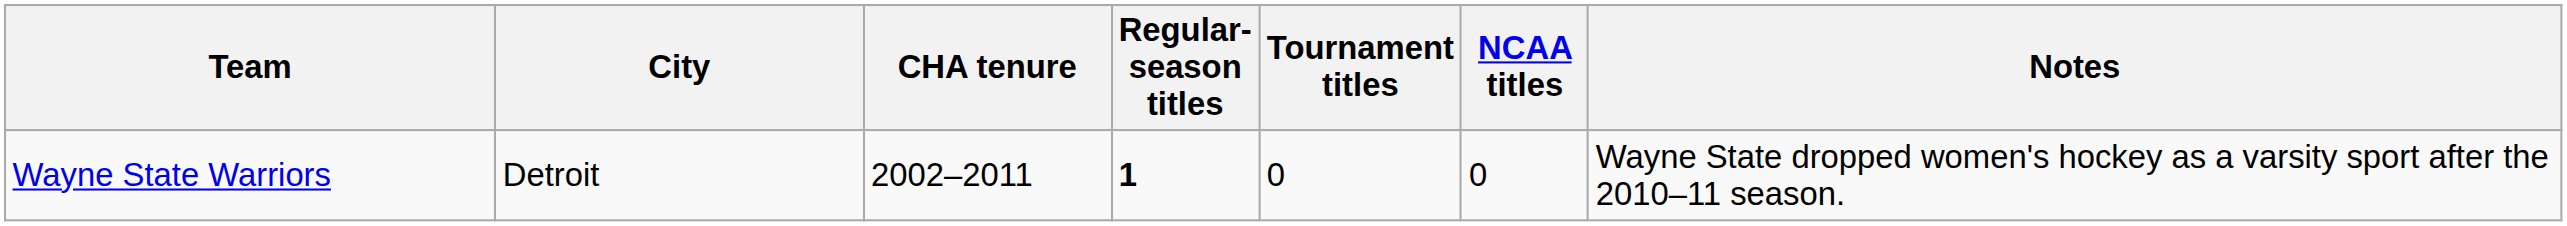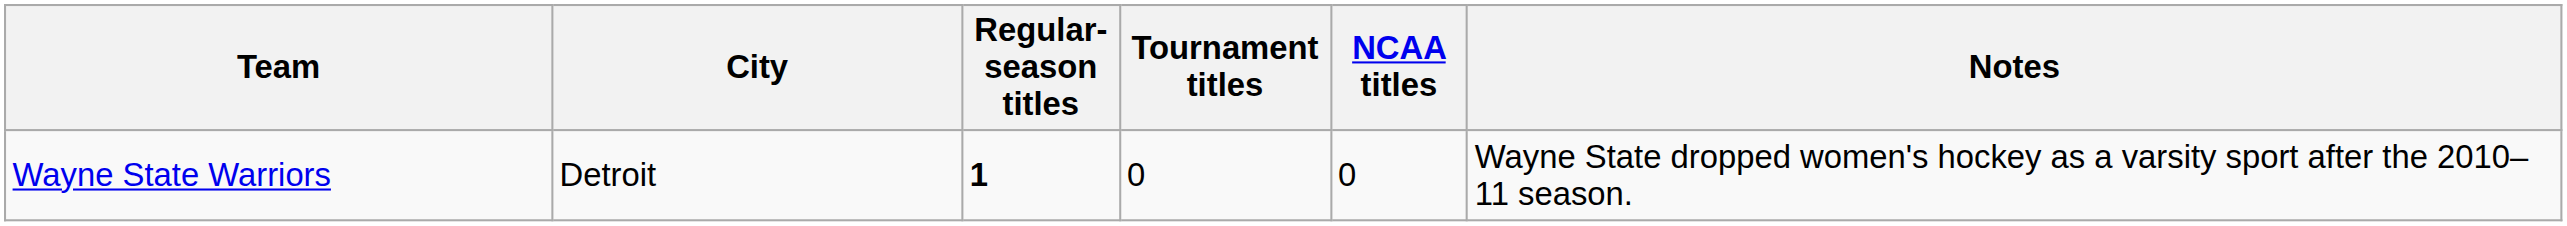- column: (987, 67)
